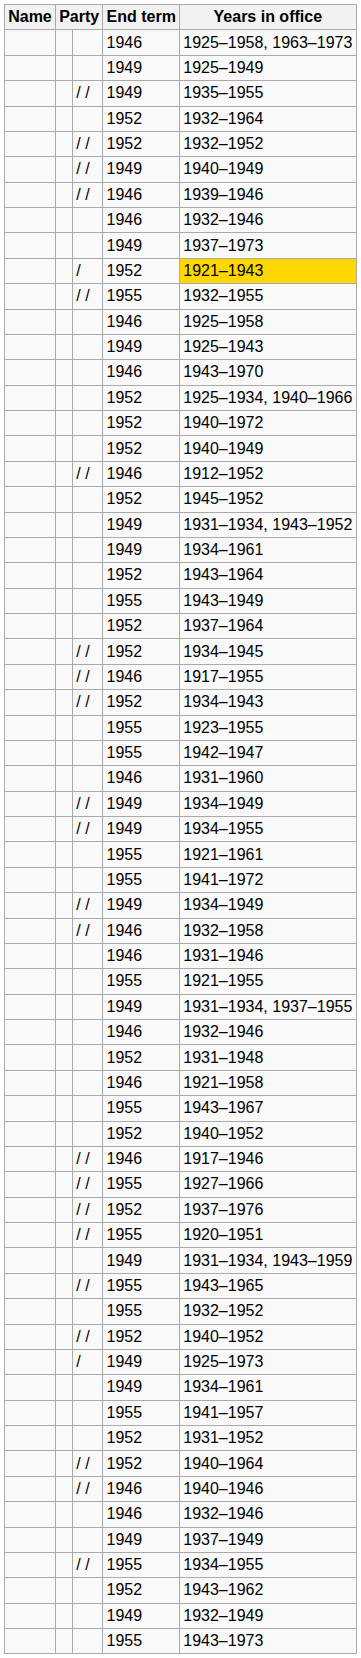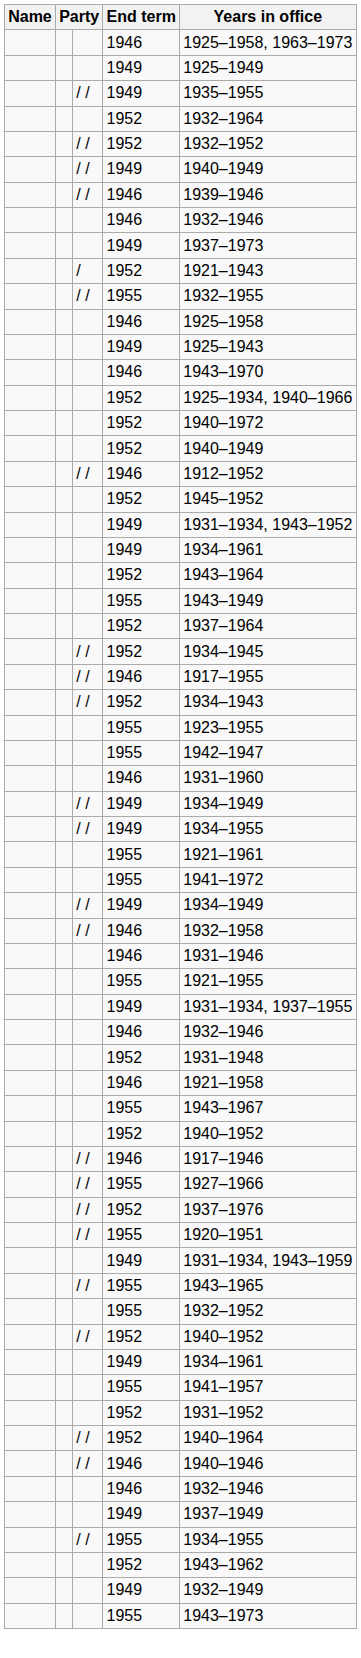(223, 270) gold background -> (223, 270) no background
- row: (79, 1362)
